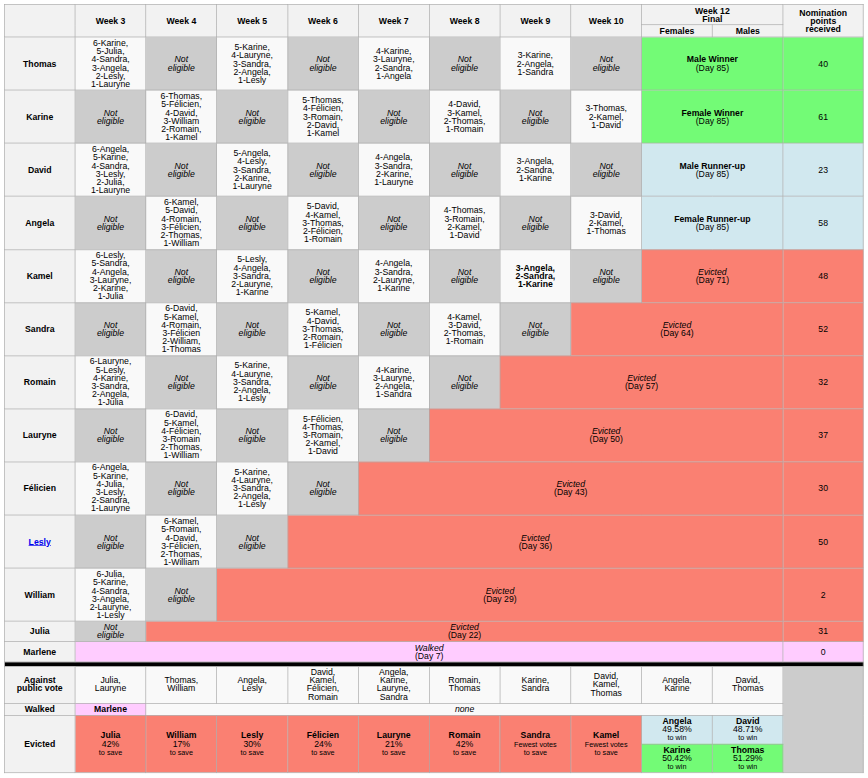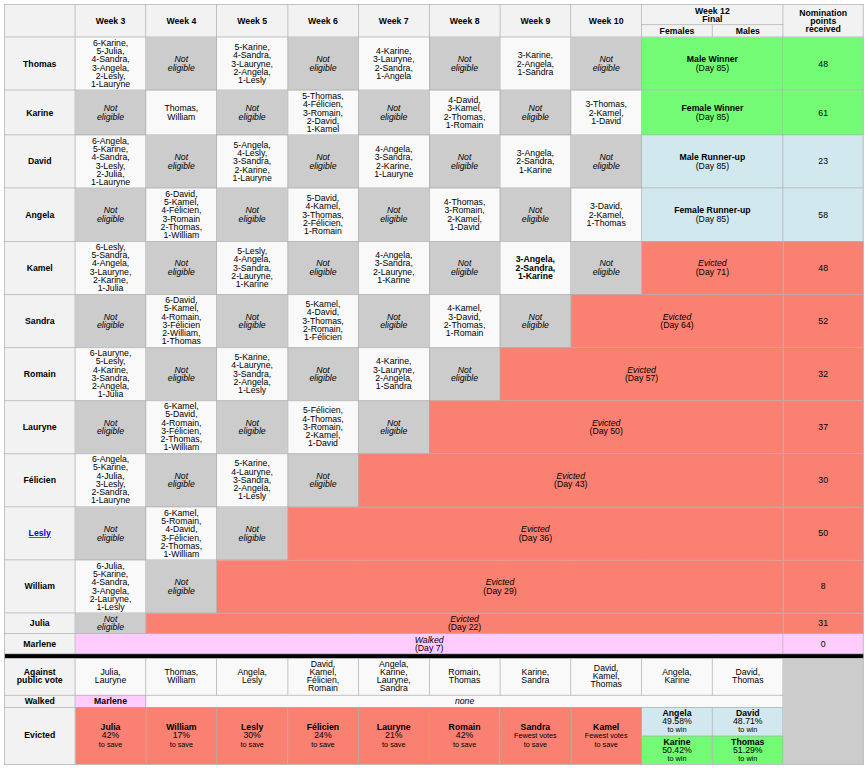(252, 63) 5-Karine, 4-Lauryne, 3-Sandra, 2-Angela, 1-Lesly -> (252, 63) 5-Karine, 4-Sandra, 3-Lauryne, 2-Angela, 1-Lesly
(823, 63) 40 -> (823, 63) 48
(181, 116) 6-Thomas, 5-Félicien, 4-David, 3-William 2-Romain, 1-Kamel -> (181, 112) Thomas, William
(181, 222) 6-Kamel, 5-David, 4-Romain, 3-Félicien, 2-Thomas, 1-William -> (181, 214) 6-David, 5-Kamel, 4-Félicien, 3-Romain 2-Thomas, 1-William
(181, 435) 6-David, 5-Kamel, 4-Félicien, 3-Romain 2-Thomas, 1-William -> (181, 427) 6-Kamel, 5-David, 4-Romain, 3-Félicien, 2-Thomas, 1-William
(823, 594) 2 -> (823, 586) 8
